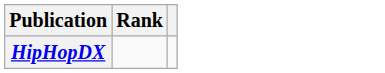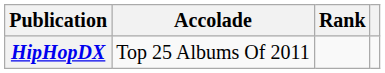+ column: (213, 20)
